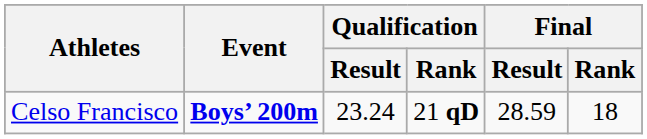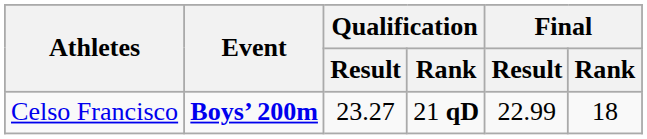(366, 112) 23.24 -> (366, 112) 23.27
(527, 112) 28.59 -> (527, 112) 22.99
